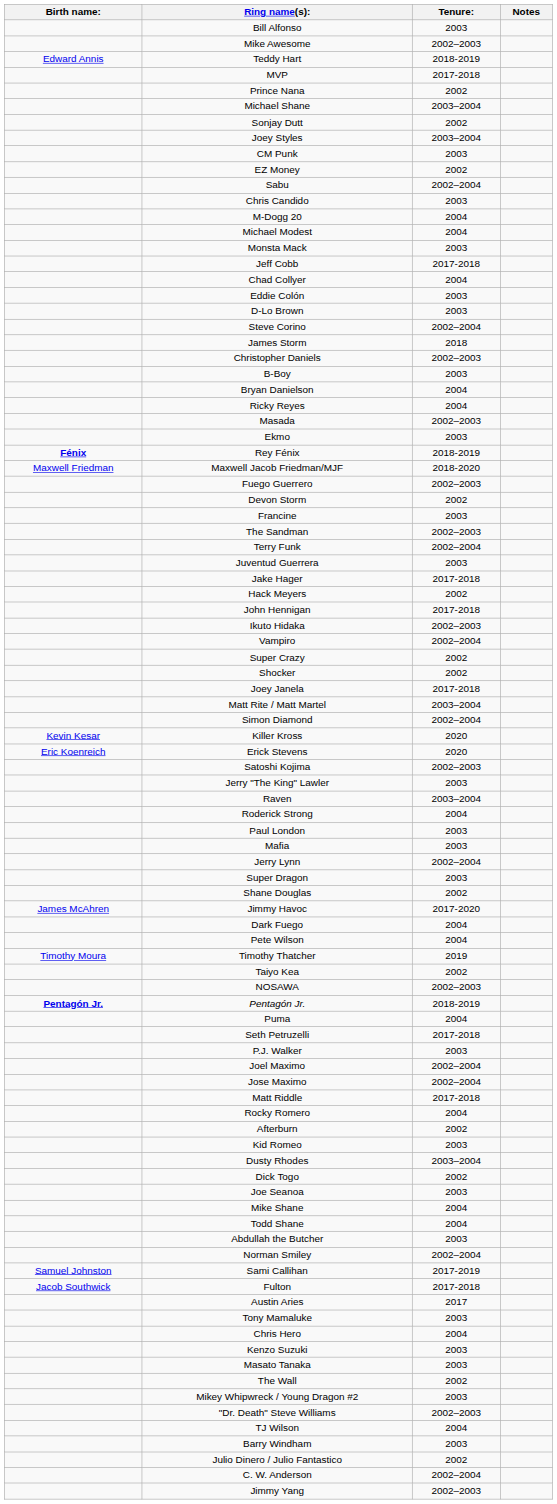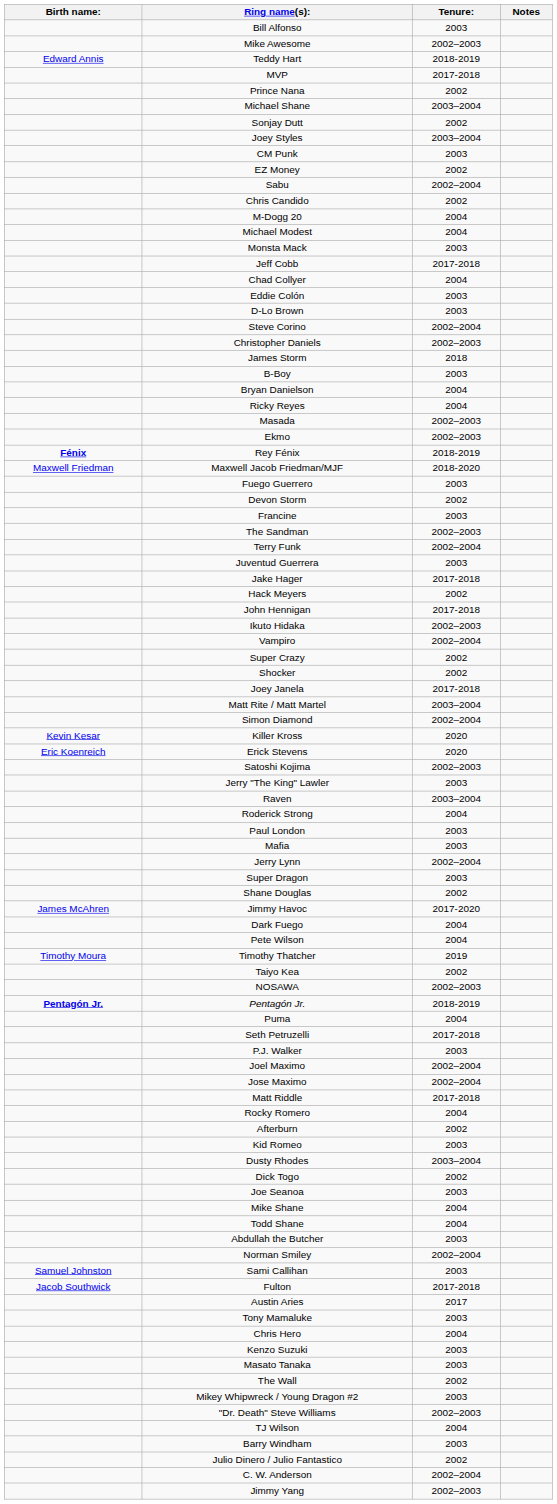(456, 201) 2003 -> (456, 201) 2002
rows swapped: (277, 358) <-> (277, 342)
(456, 437) 2003 -> (456, 437) 2002–2003
(456, 484) 2002–2003 -> (456, 484) 2003
(456, 1270) 2017-2019 -> (456, 1270) 2003
